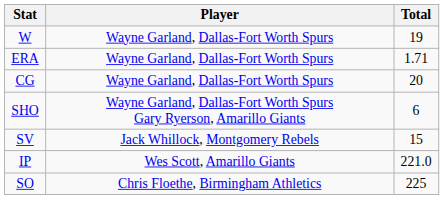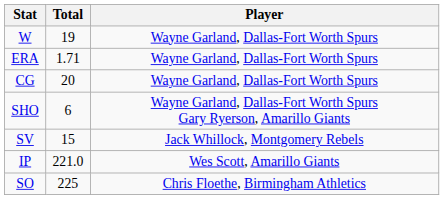columns swapped: (220, 15) <-> (416, 15)
